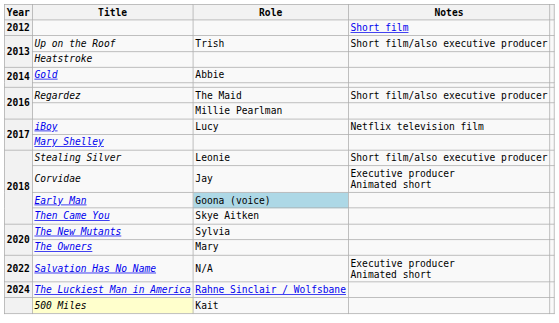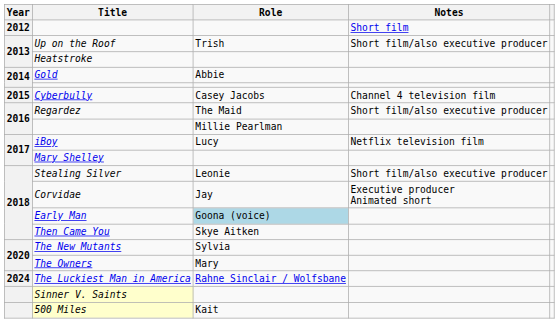+ row: (18, 95)
- row: (18, 269)
+ row: (18, 294)
